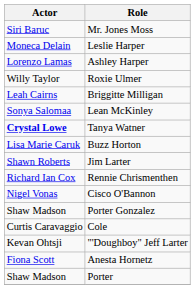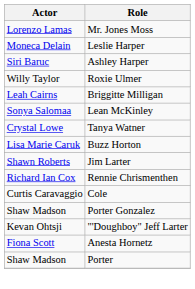(28, 29) Siri Baruc -> (39, 29) Lorenzo Lamas
(39, 62) Lorenzo Lamas -> (28, 62) Siri Baruc
(37, 128) bold -> (35, 128) normal
- row: (121, 194)
rows swapped: (121, 210) <-> (97, 227)
